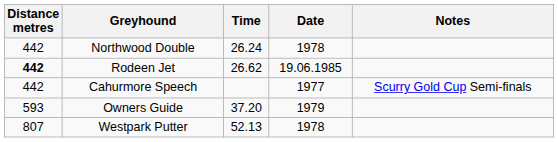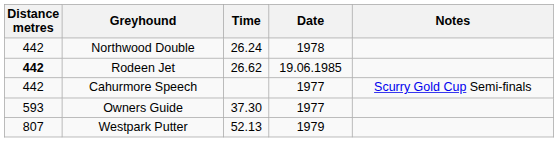(246, 107) 37.20 -> (246, 107) 37.30
(311, 107) 1979 -> (311, 107) 1977
(311, 127) 1978 -> (311, 127) 1979
